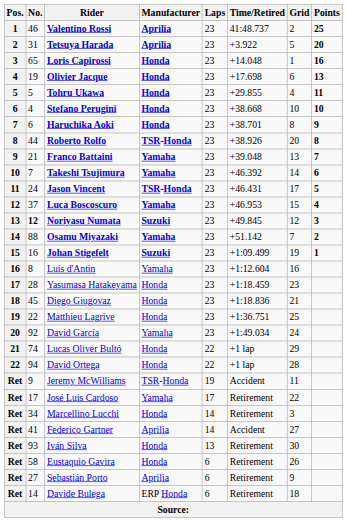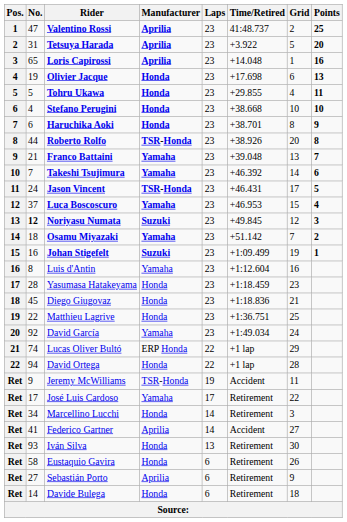(33, 28) 46 -> (33, 28) 47
(155, 60) Honda -> (156, 60) Aprilia
(33, 237) 88 -> (33, 237) 18
(154, 349) Honda -> (164, 349) ERP Honda
(164, 493) ERP Honda -> (154, 493) Honda
